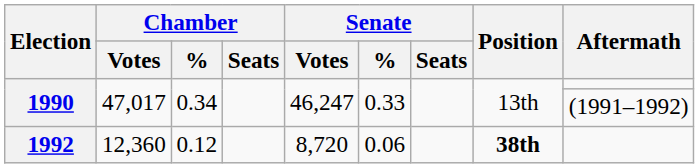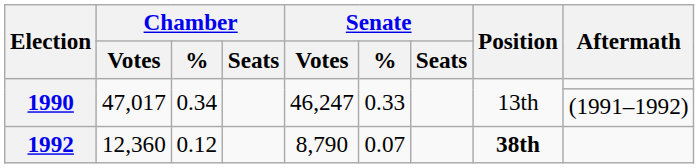(322, 143) 8,720 -> (322, 143) 8,790
(385, 143) 0.06 -> (385, 143) 0.07
